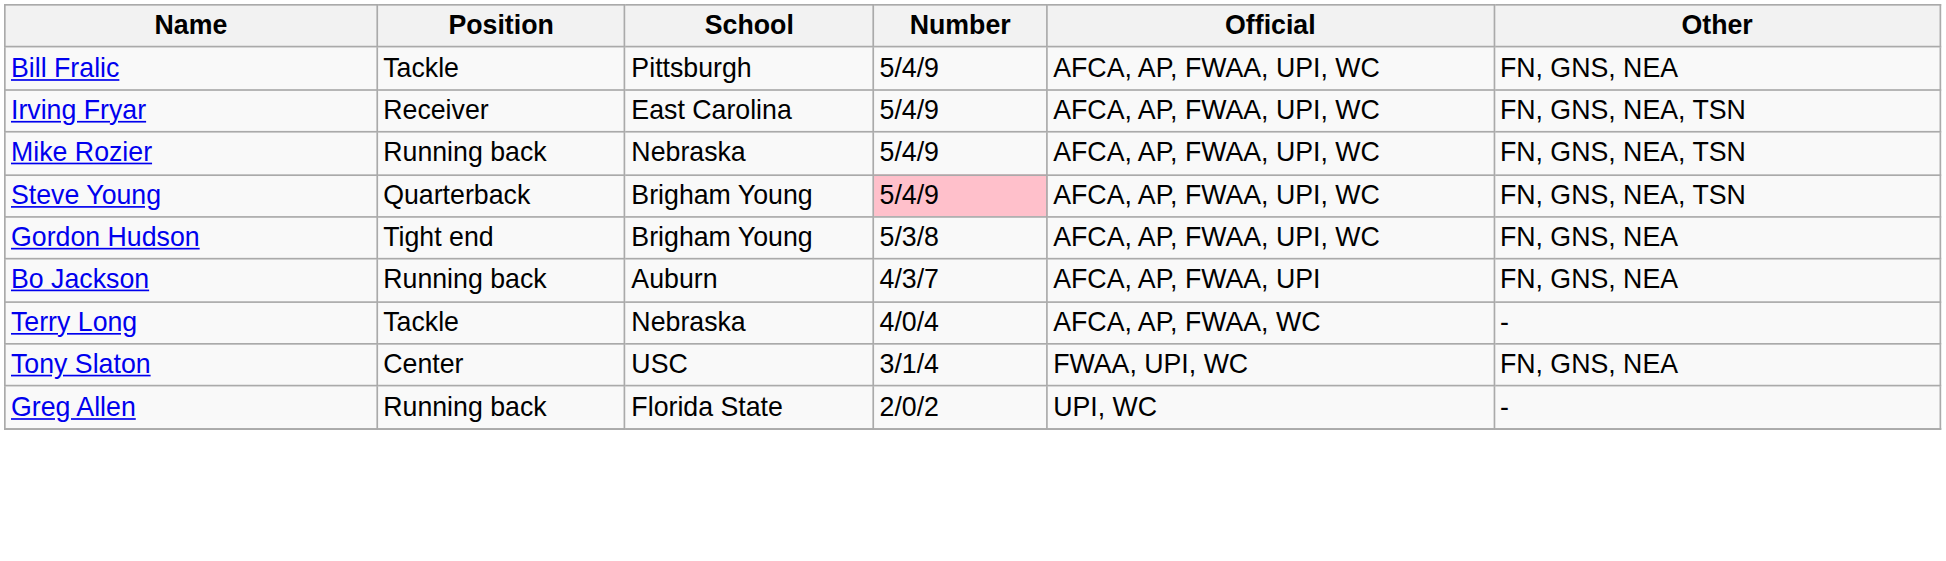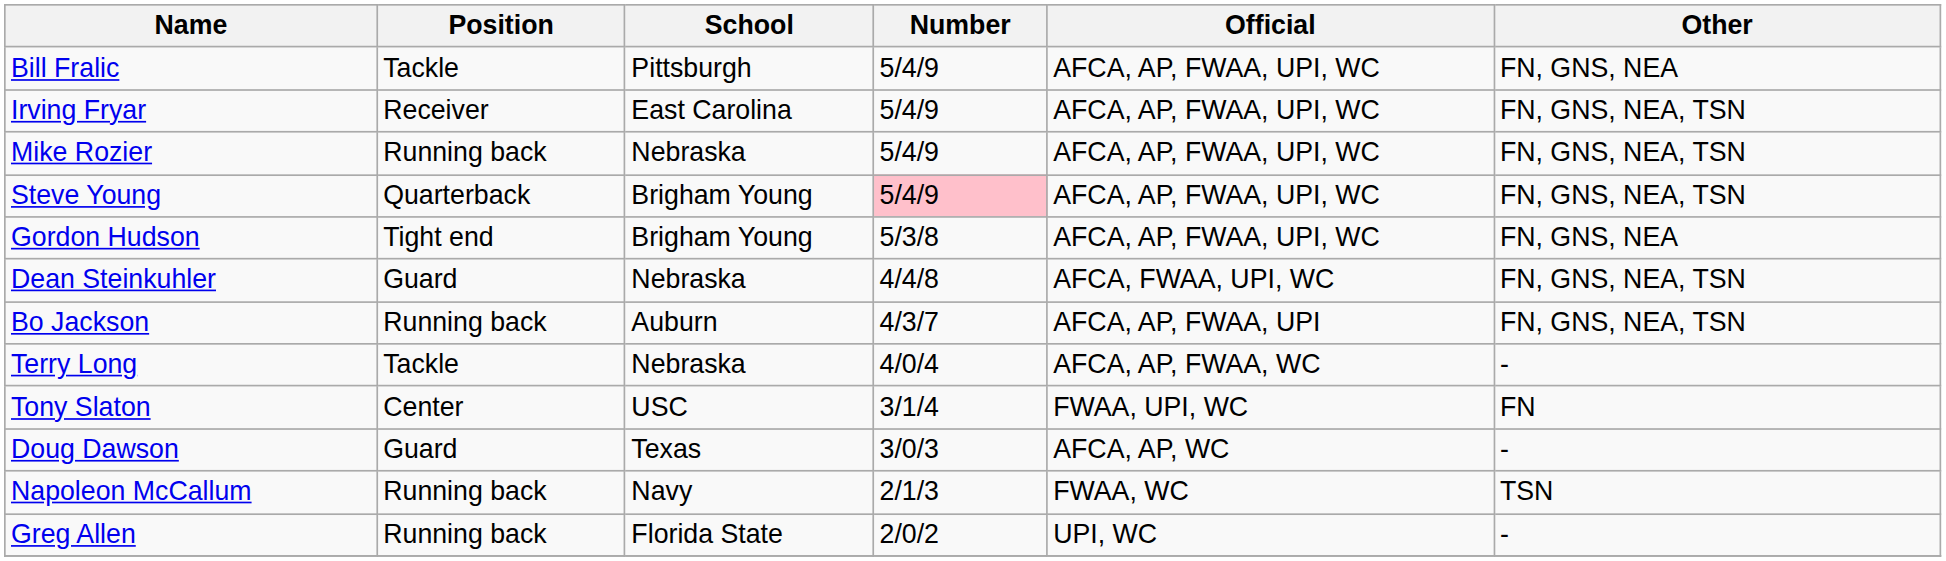+ row: (113, 279)
(1589, 279) FN, GNS, NEA -> (1623, 322) FN, GNS, NEA, TSN
(1589, 364) FN, GNS, NEA -> (1518, 407) FN
+ row: (95, 449)
+ row: (131, 491)
